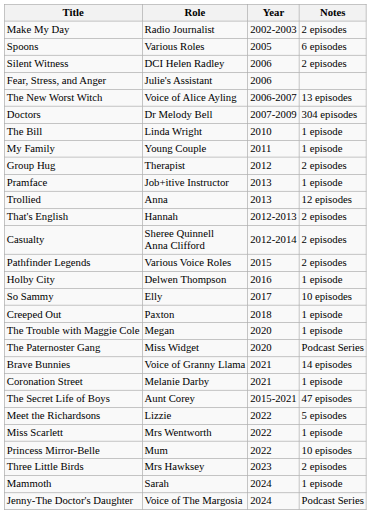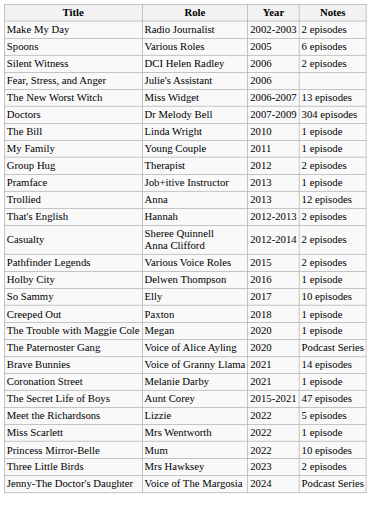(191, 98) Voice of Alice Ayling -> (172, 98) Miss Widget
(172, 348) Miss Widget -> (191, 348) Voice of Alice Ayling
- row: (29, 484)
